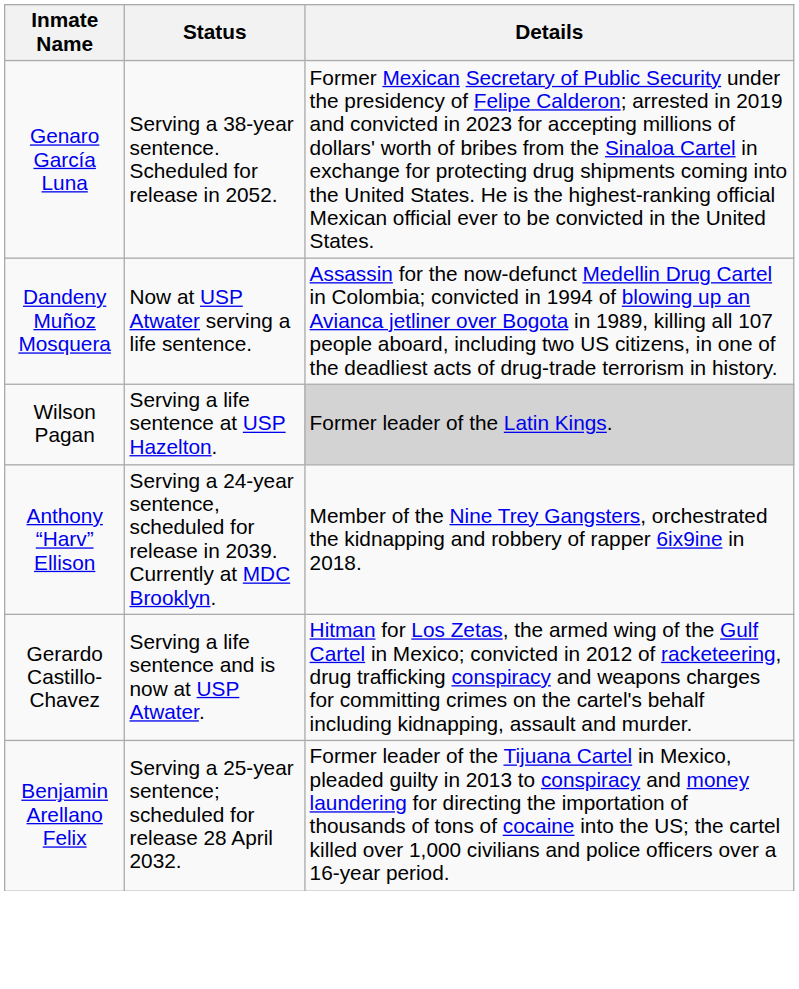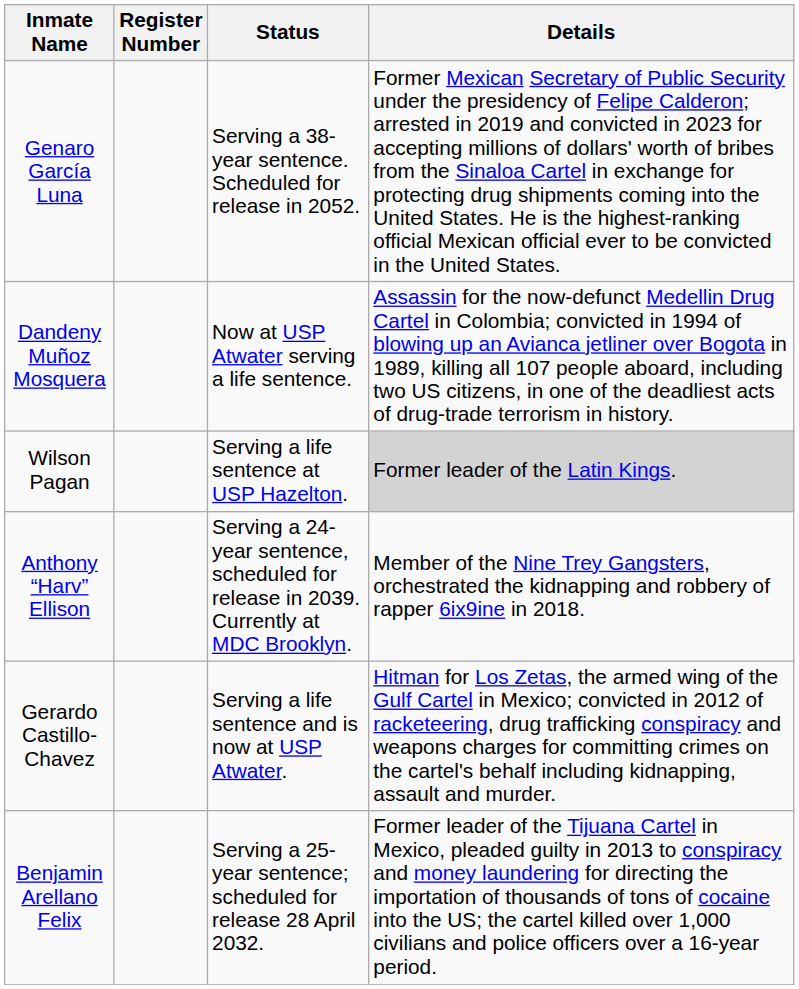+ column: (161, 32)
